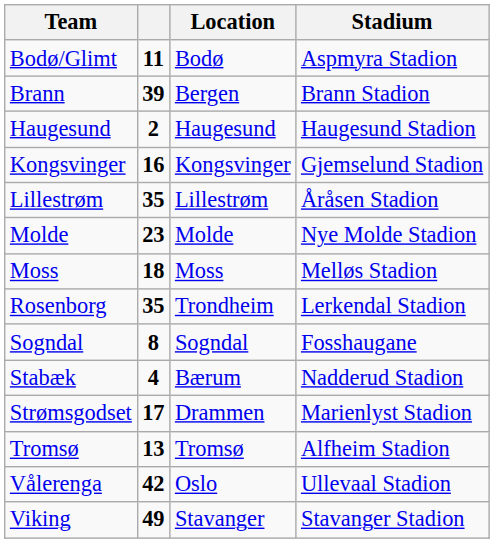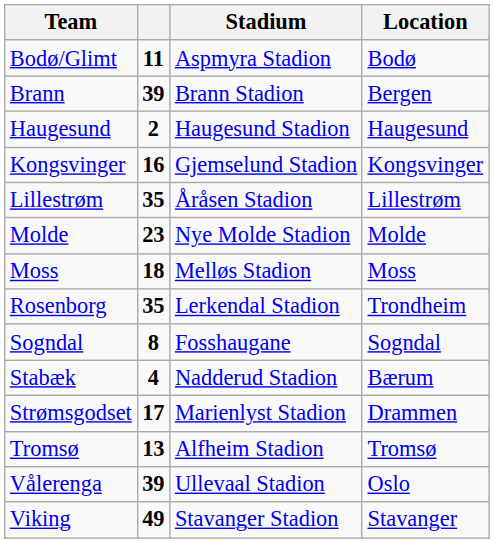columns swapped: (233, 22) <-> (392, 22)
(153, 484) 42 -> (153, 484) 39
